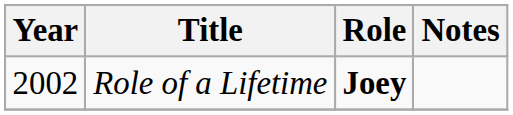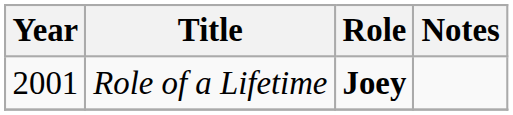(45, 82) 2002 -> (45, 82) 2001
